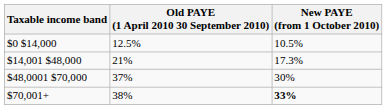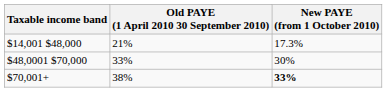- row: (32, 43)
(122, 78) 37% -> (122, 60) 33%
